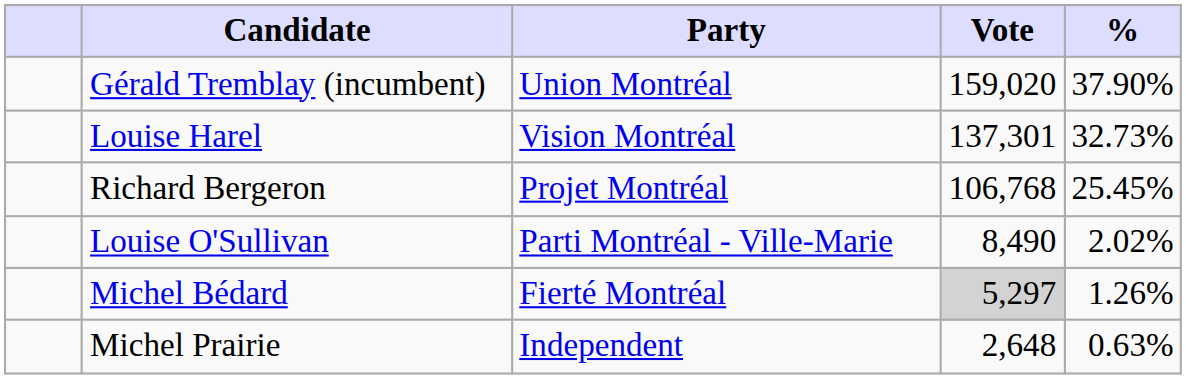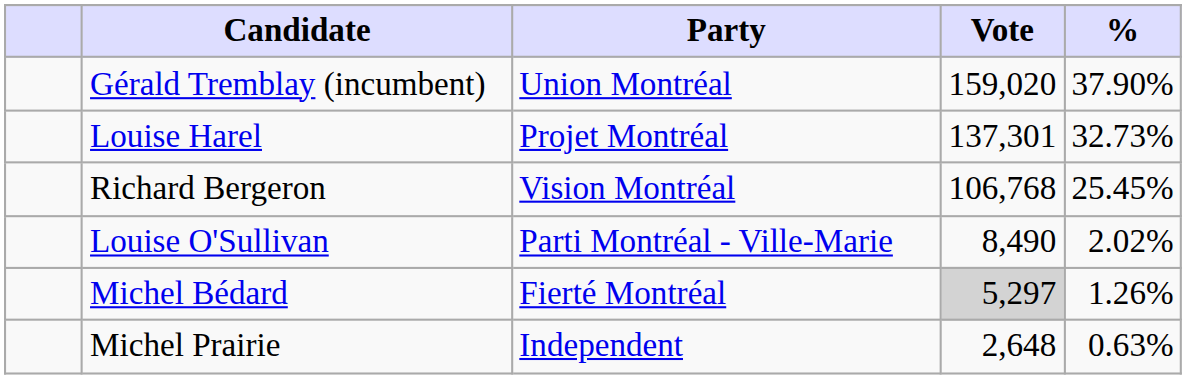(627, 135) Vision Montréal -> (624, 135) Projet Montréal
(624, 188) Projet Montréal -> (627, 188) Vision Montréal
